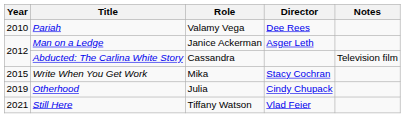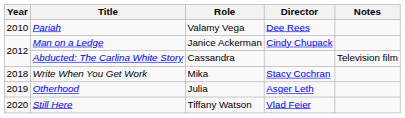(290, 43) Asger Leth -> (299, 43) Cindy Chupack
(17, 74) 2015 -> (17, 74) 2018
(299, 89) Cindy Chupack -> (290, 89) Asger Leth
(17, 105) 2021 -> (17, 105) 2020
